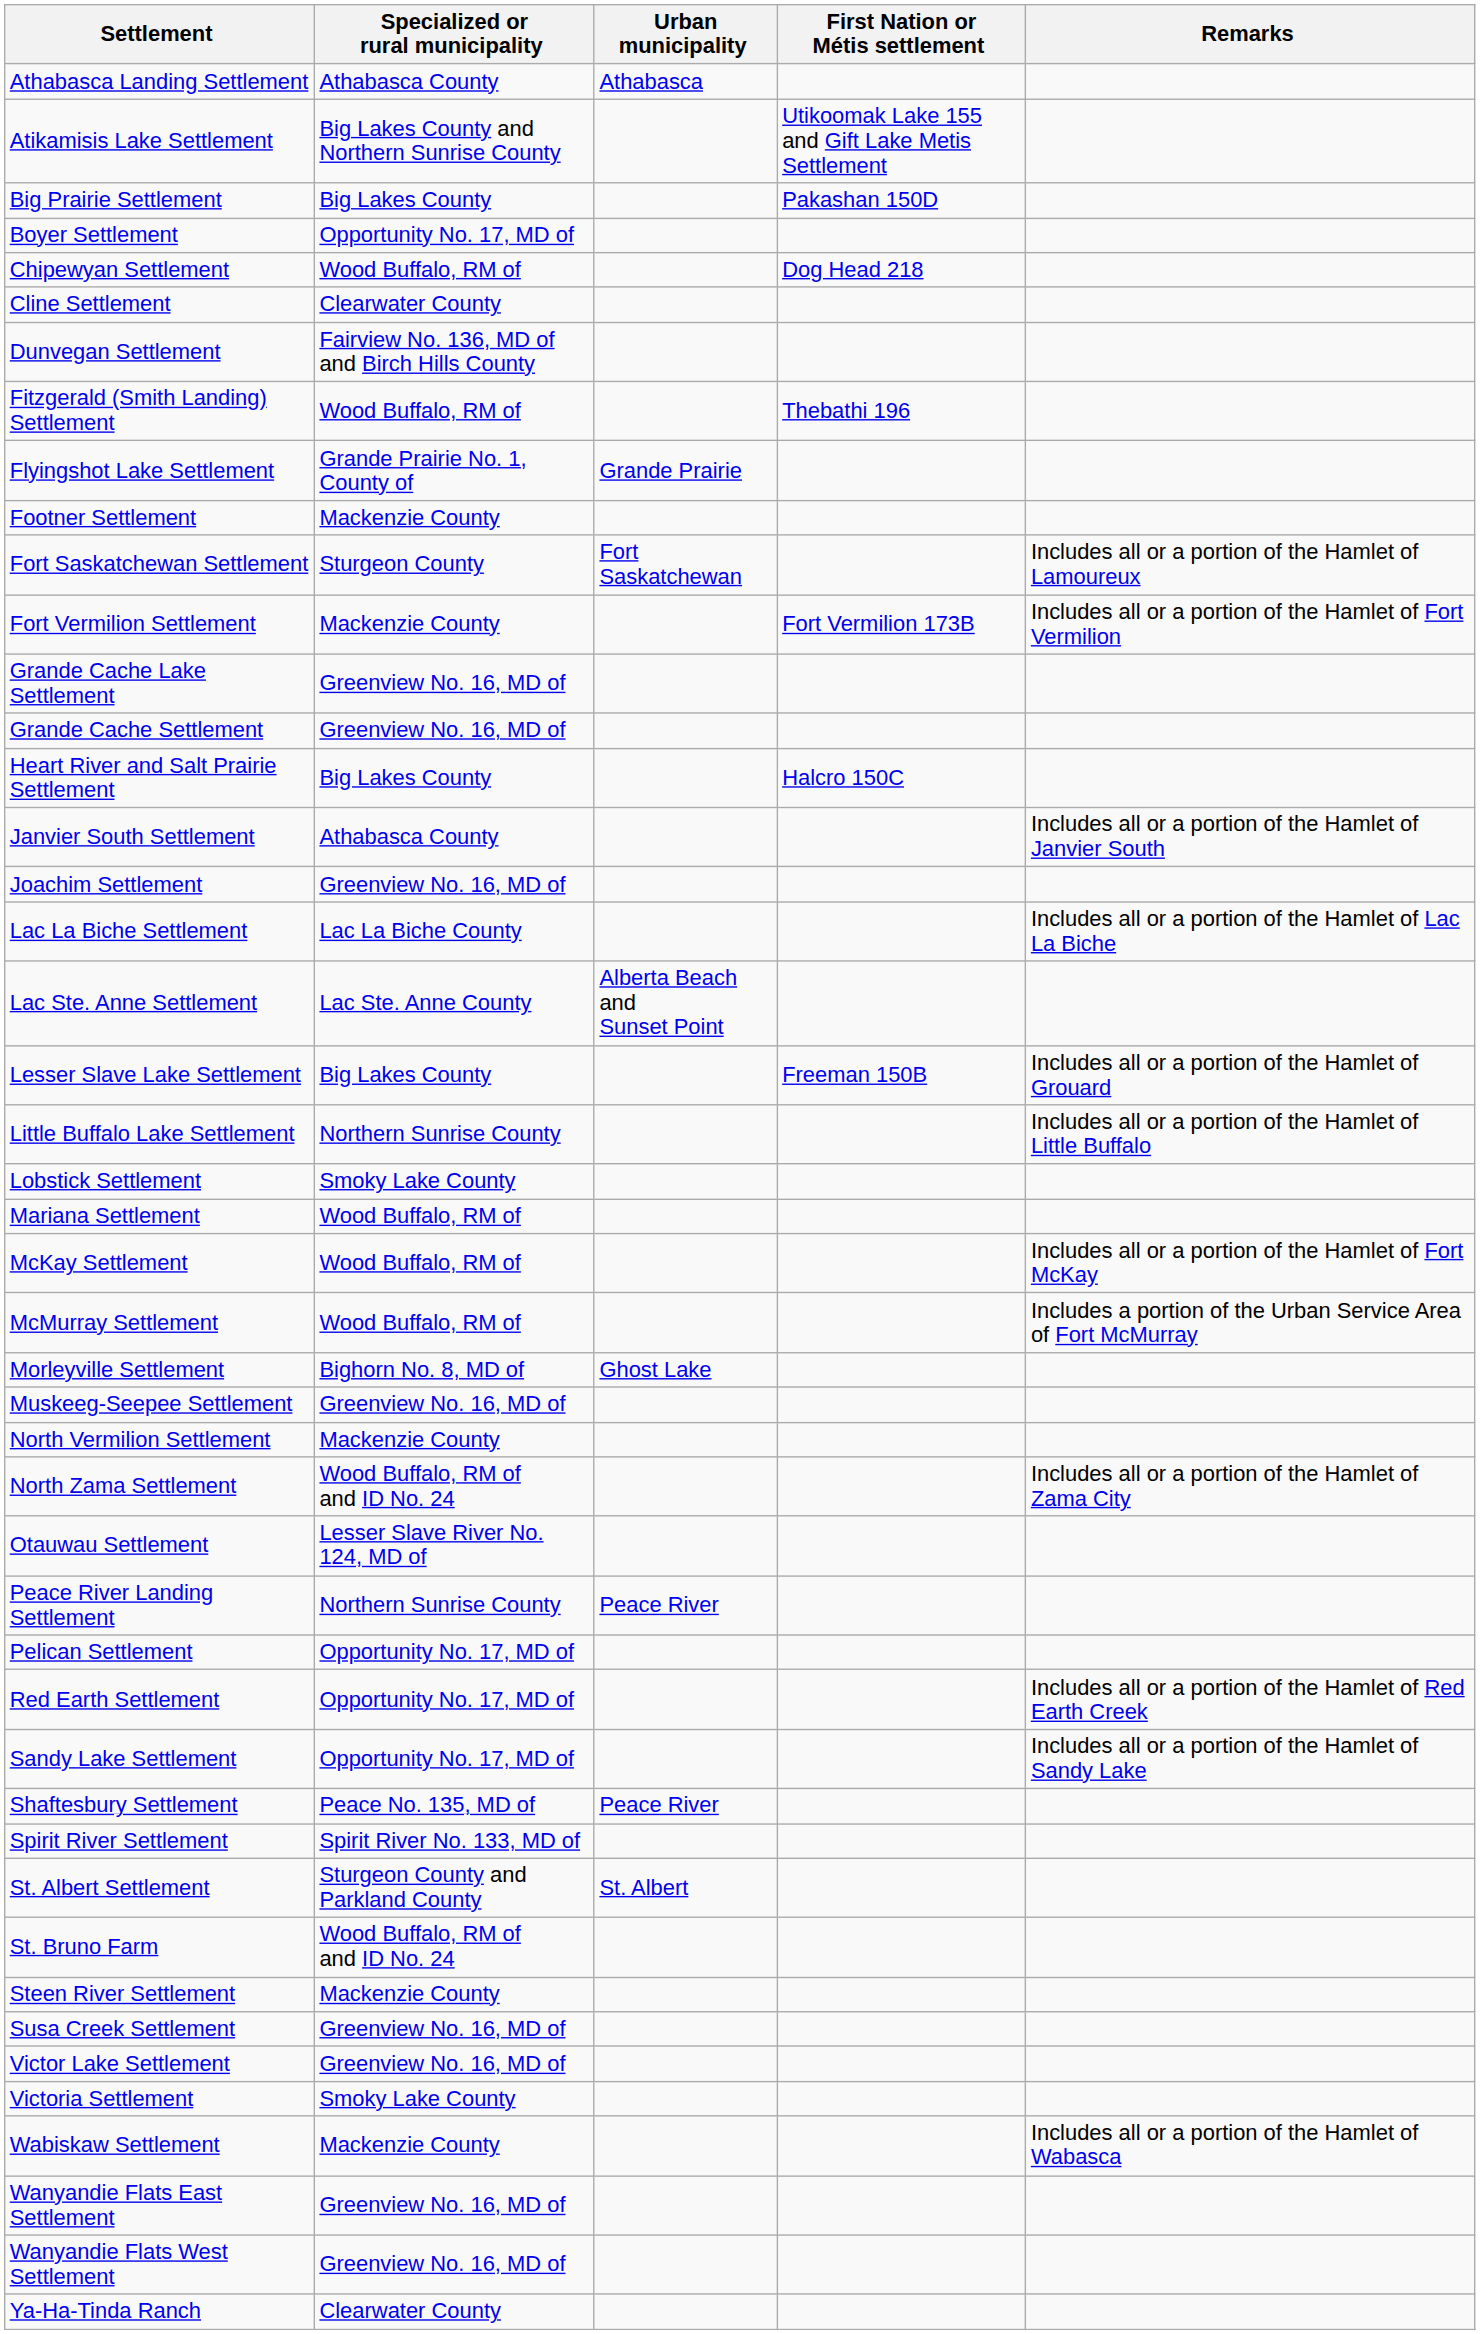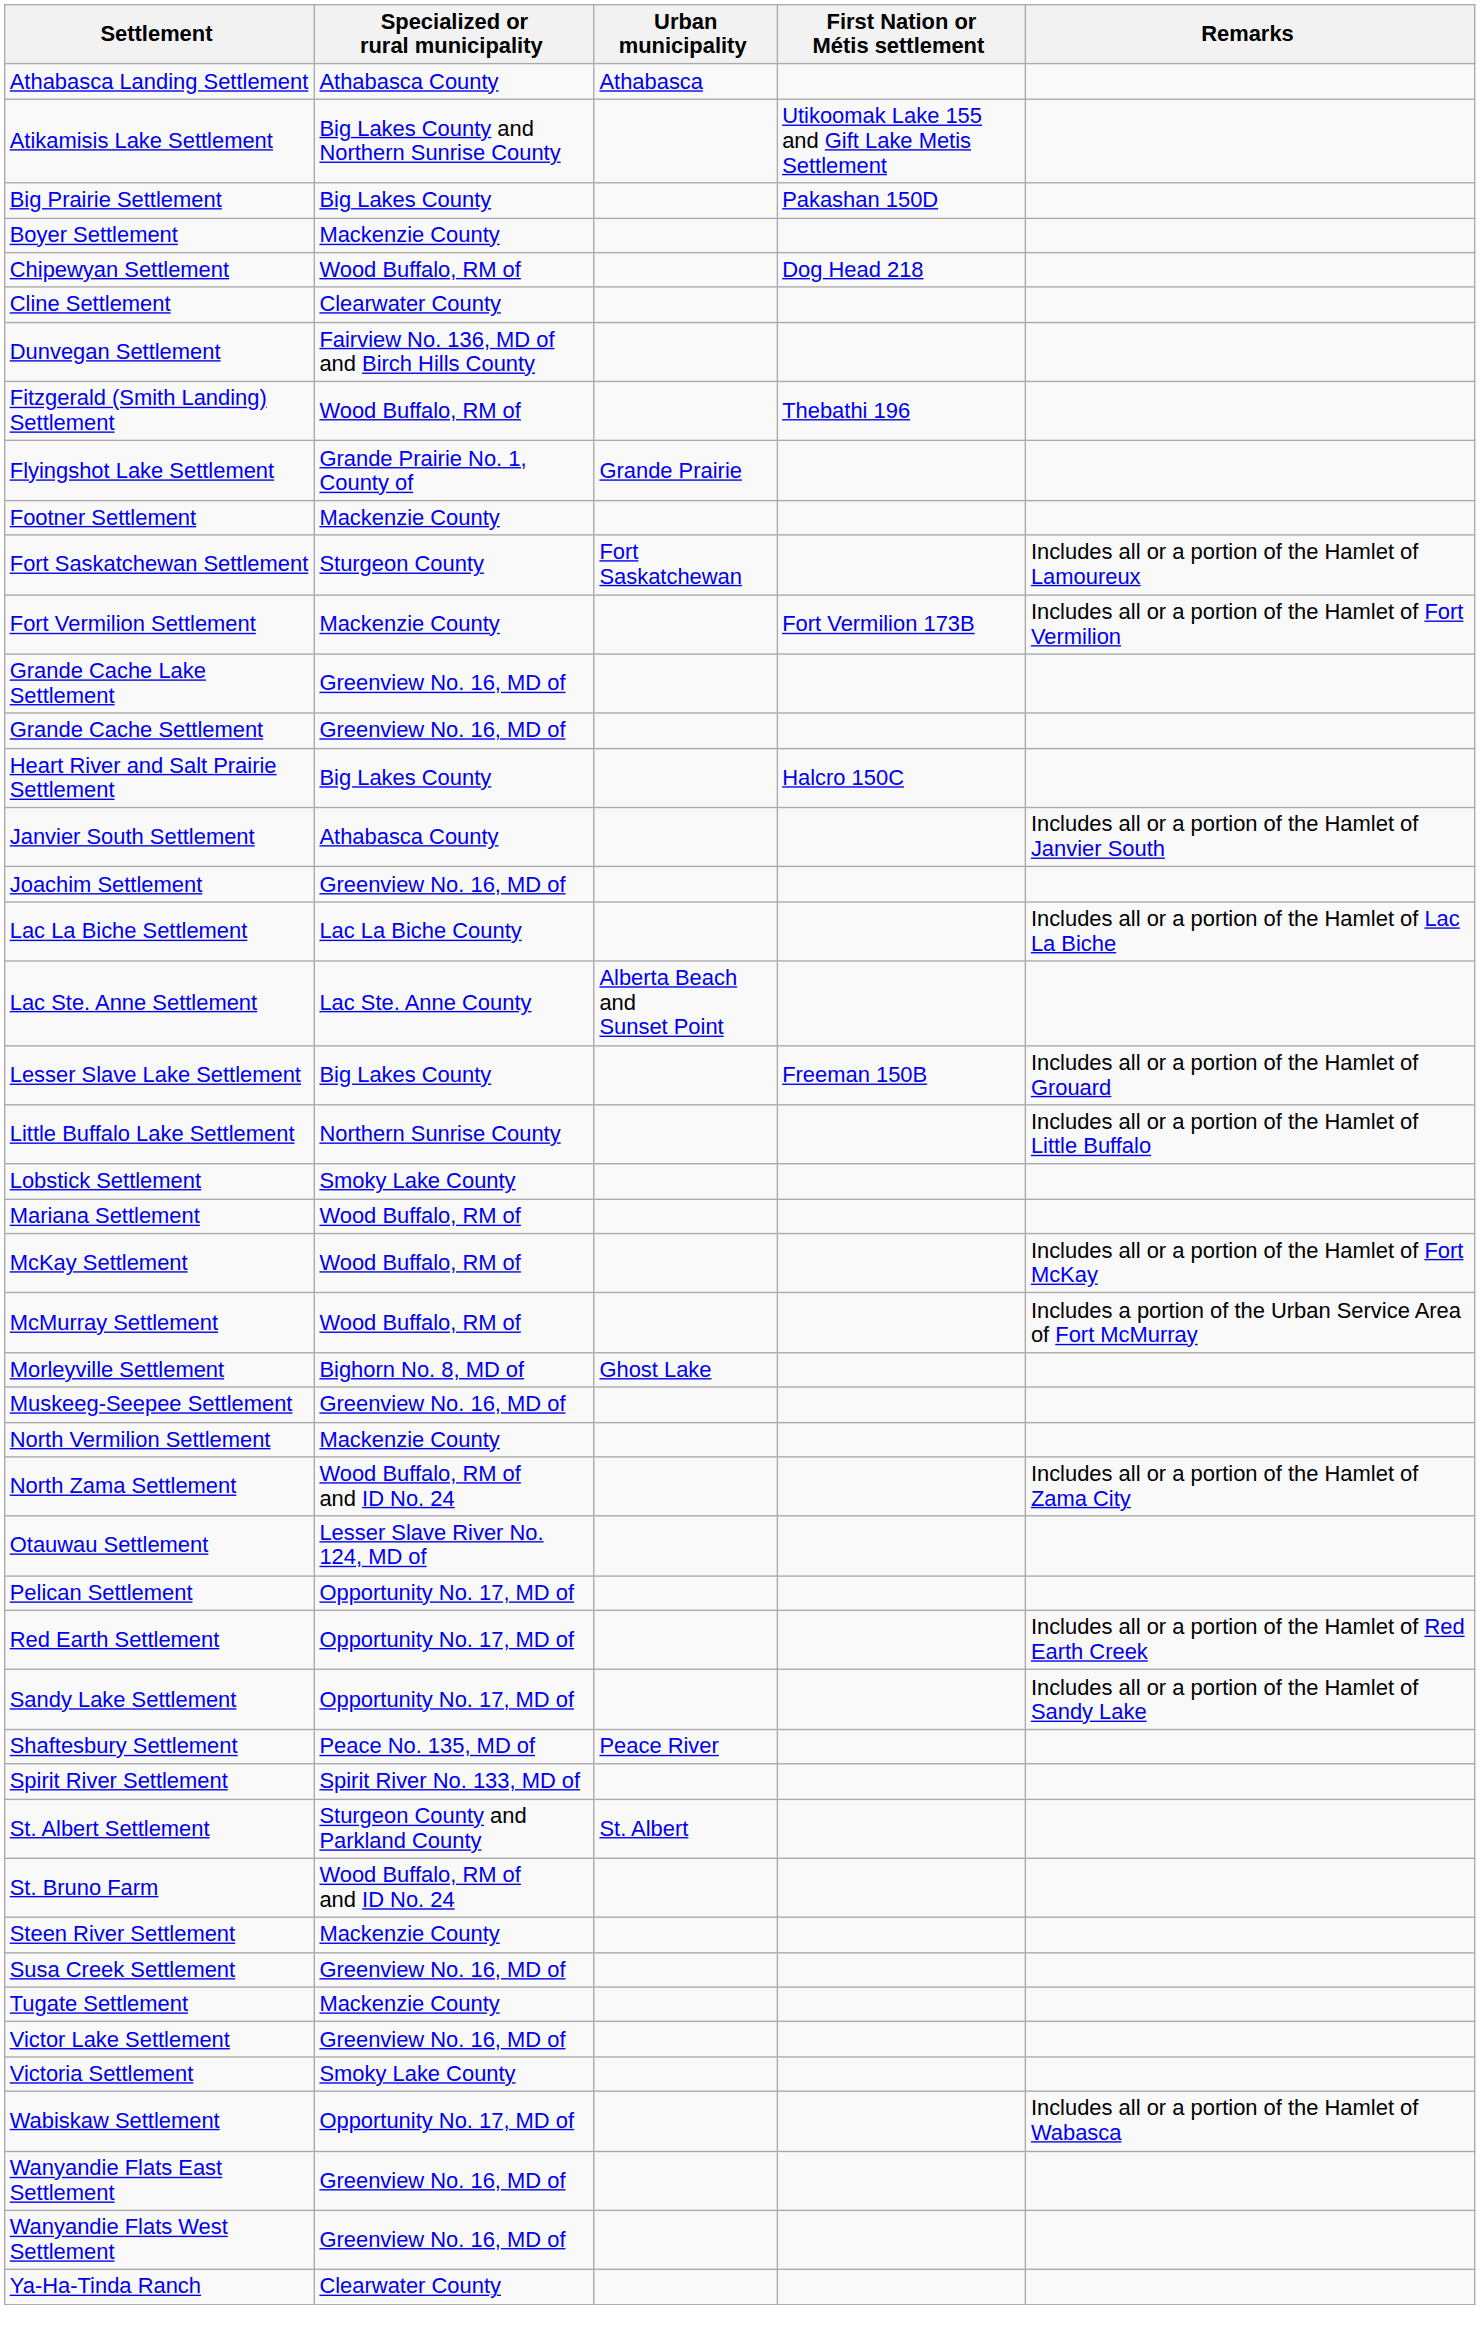(447, 234) Opportunity No. 17, MD of -> (410, 234) Mackenzie County
- row: (111, 1605)
+ row: (99, 2004)
(410, 2145) Mackenzie County -> (447, 2120) Opportunity No. 17, MD of
